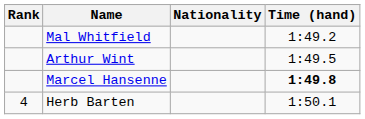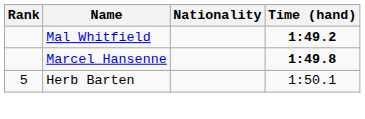(312, 37) normal -> (312, 37) bold
- row: (90, 59)
(24, 103) 4 -> (24, 81) 5
